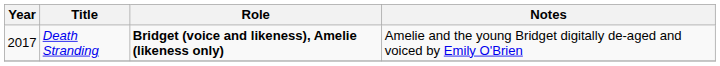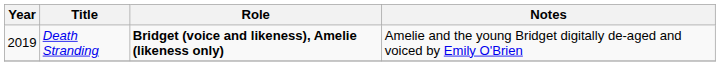(22, 43) 2017 -> (22, 43) 2019
